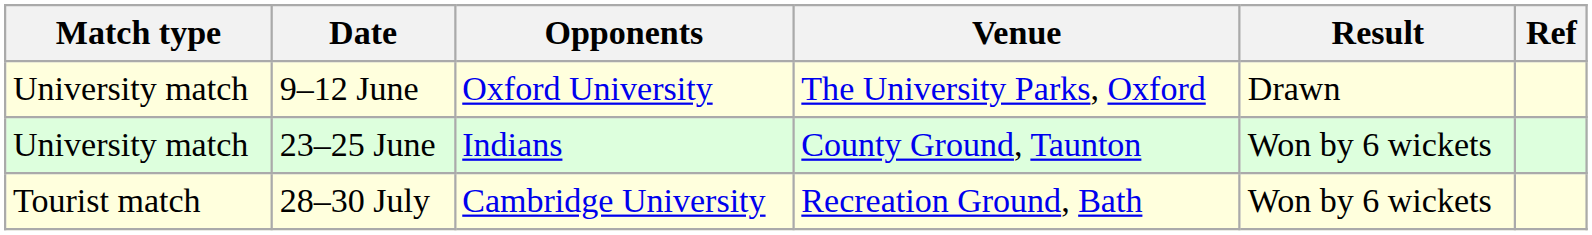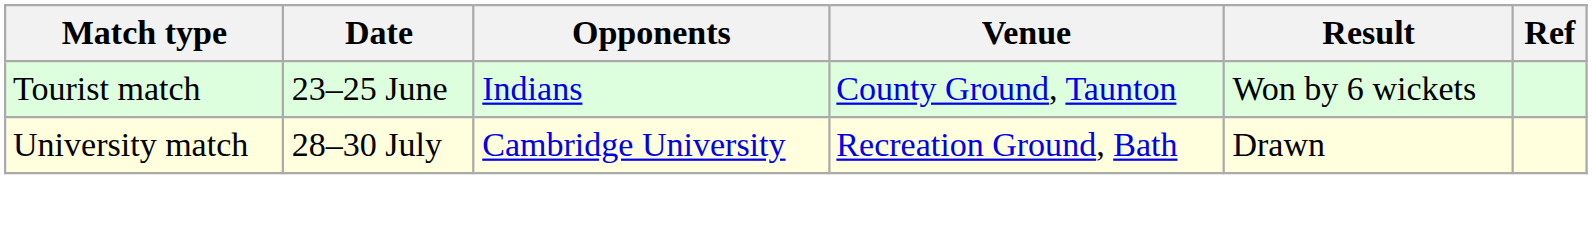- row: (349, 88)
(131, 145) University match -> (107, 88) Tourist match
(107, 201) Tourist match -> (131, 145) University match
(1370, 201) Won by 6 wickets -> (1279, 145) Drawn
